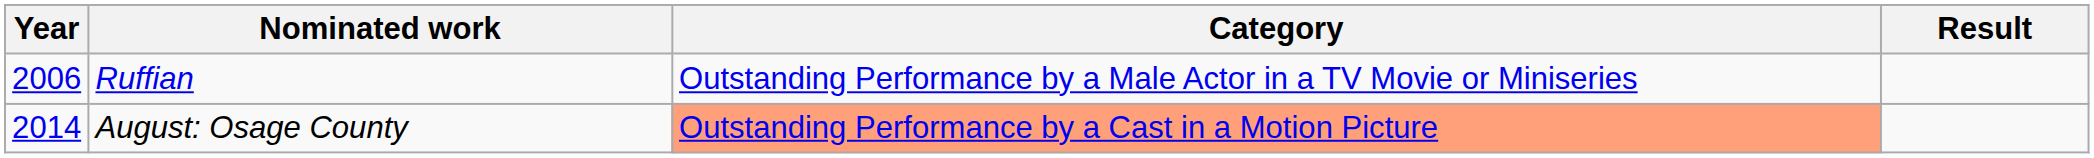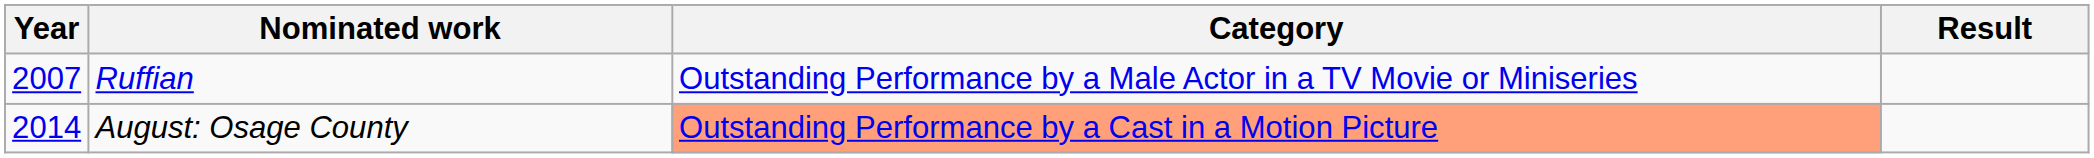(47, 78) 2006 -> (47, 78) 2007
